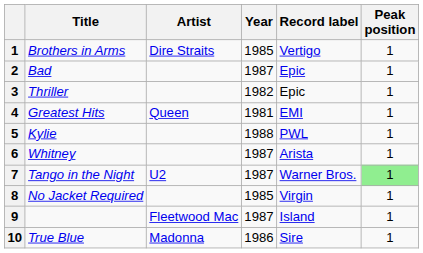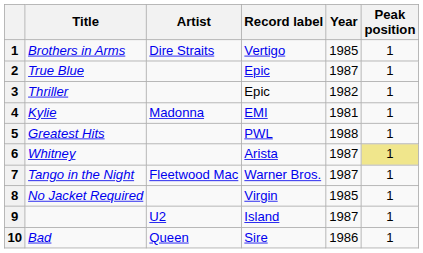columns swapped: (319, 22) <-> (259, 22)
(40, 71) Bad -> (56, 71) True Blue
(66, 112) Greatest Hits -> (42, 112) Kylie
(169, 112) Queen -> (177, 112) Madonna
(42, 133) Kylie -> (66, 133) Greatest Hits
(390, 154) no background -> (390, 154) khaki background
(158, 175) U2 -> (194, 175) Fleetwood Mac
(390, 175) lightgreen background -> (390, 175) no background
(194, 216) Fleetwood Mac -> (158, 216) U2
(56, 237) True Blue -> (40, 237) Bad
(177, 237) Madonna -> (169, 237) Queen
